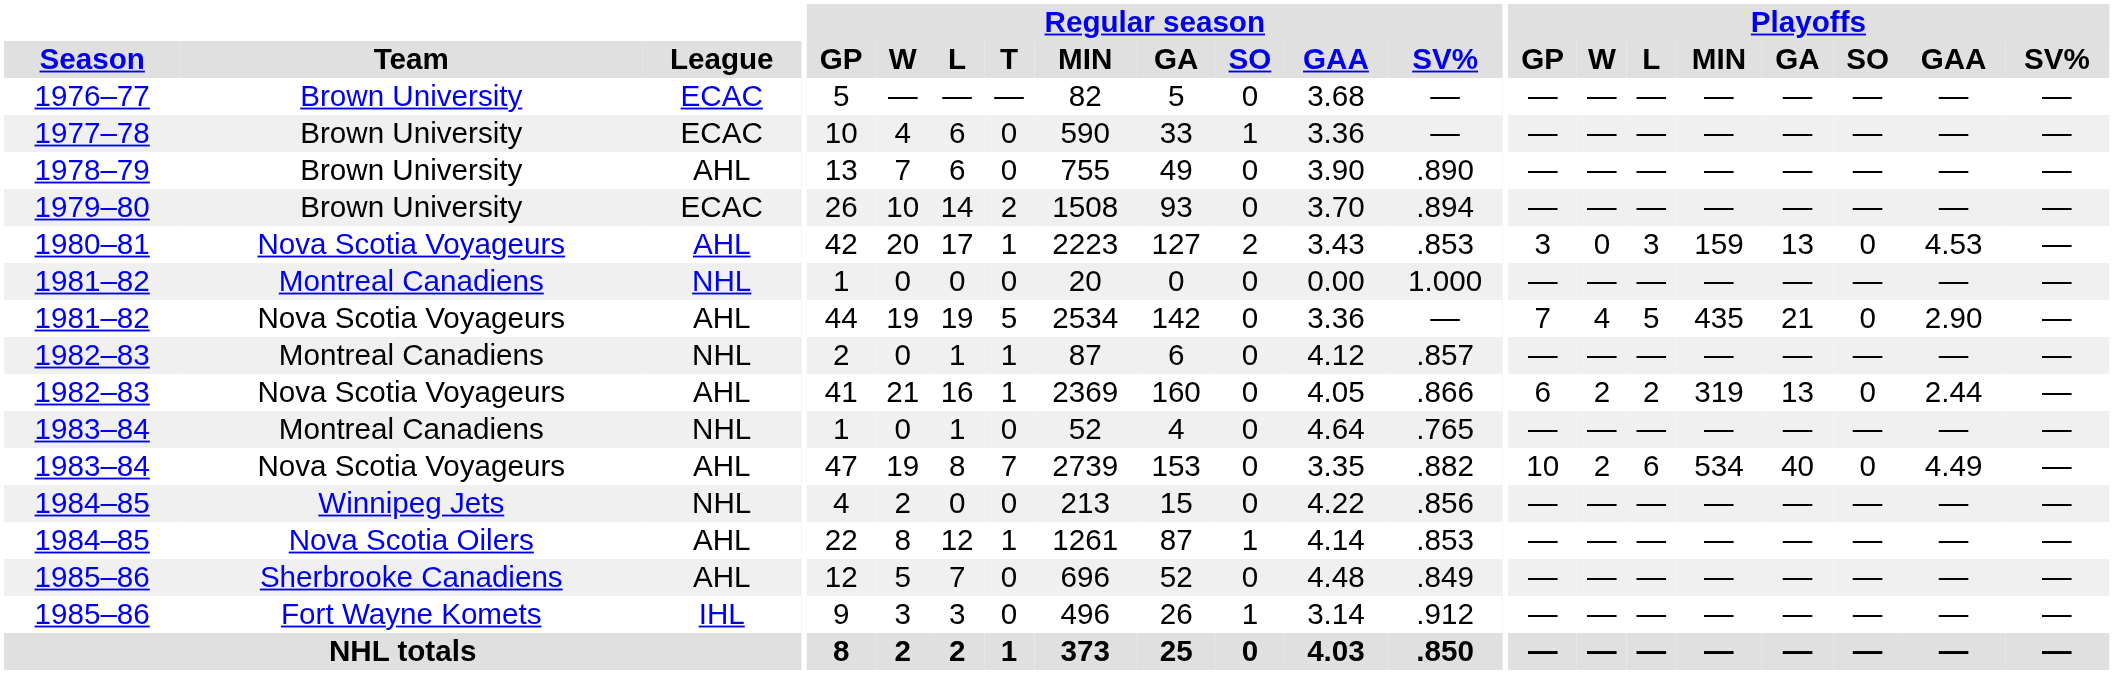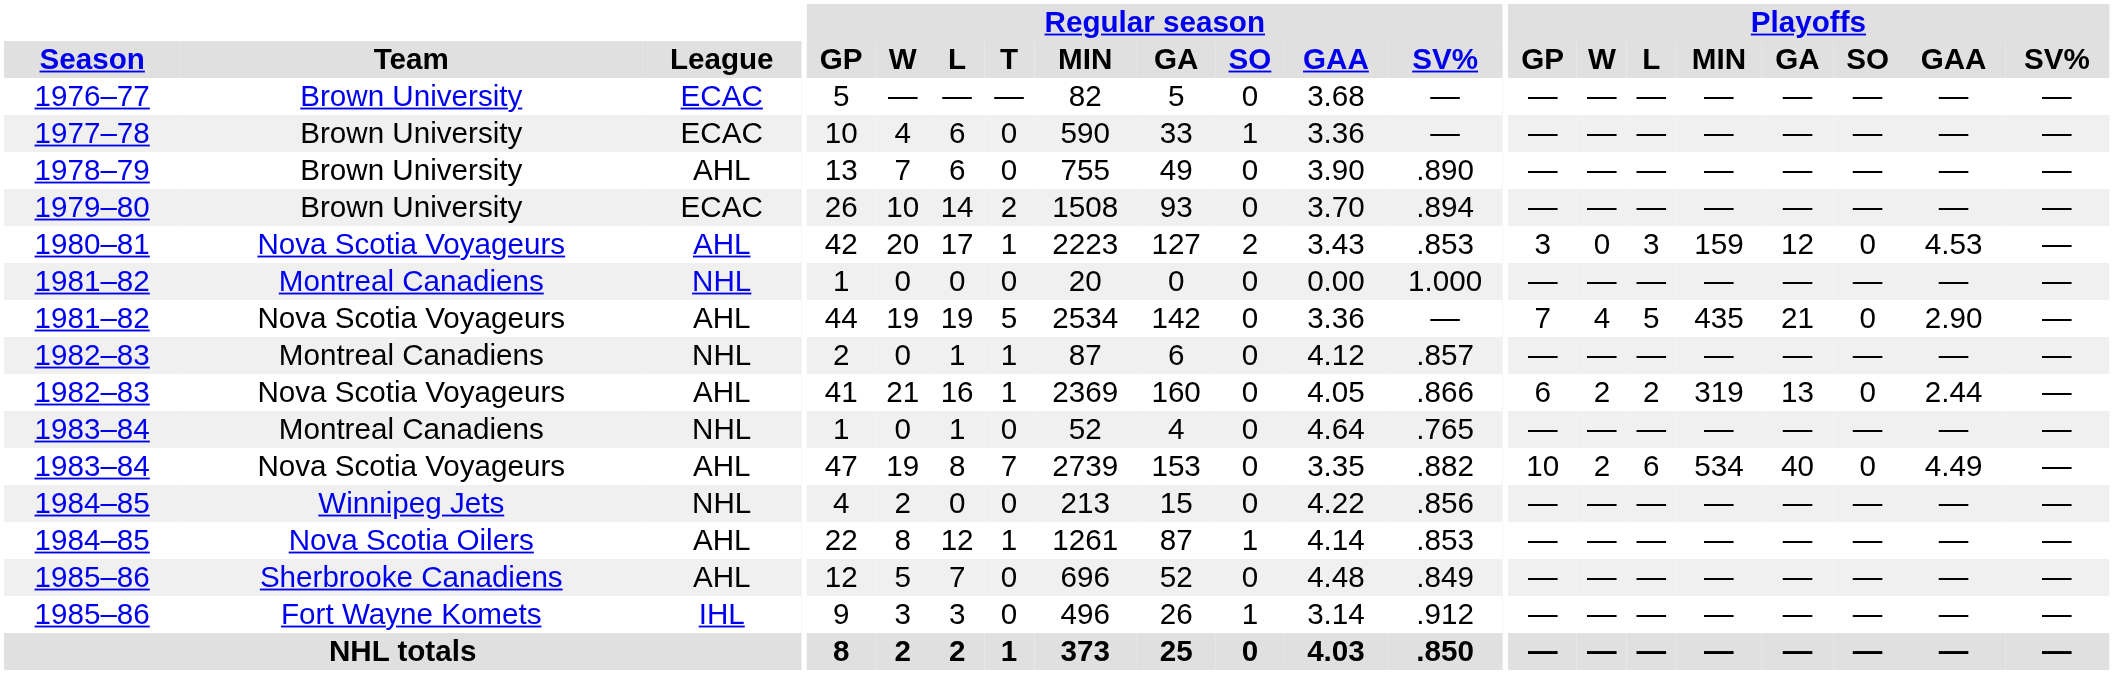(1798, 244) 13 -> (1798, 244) 12
